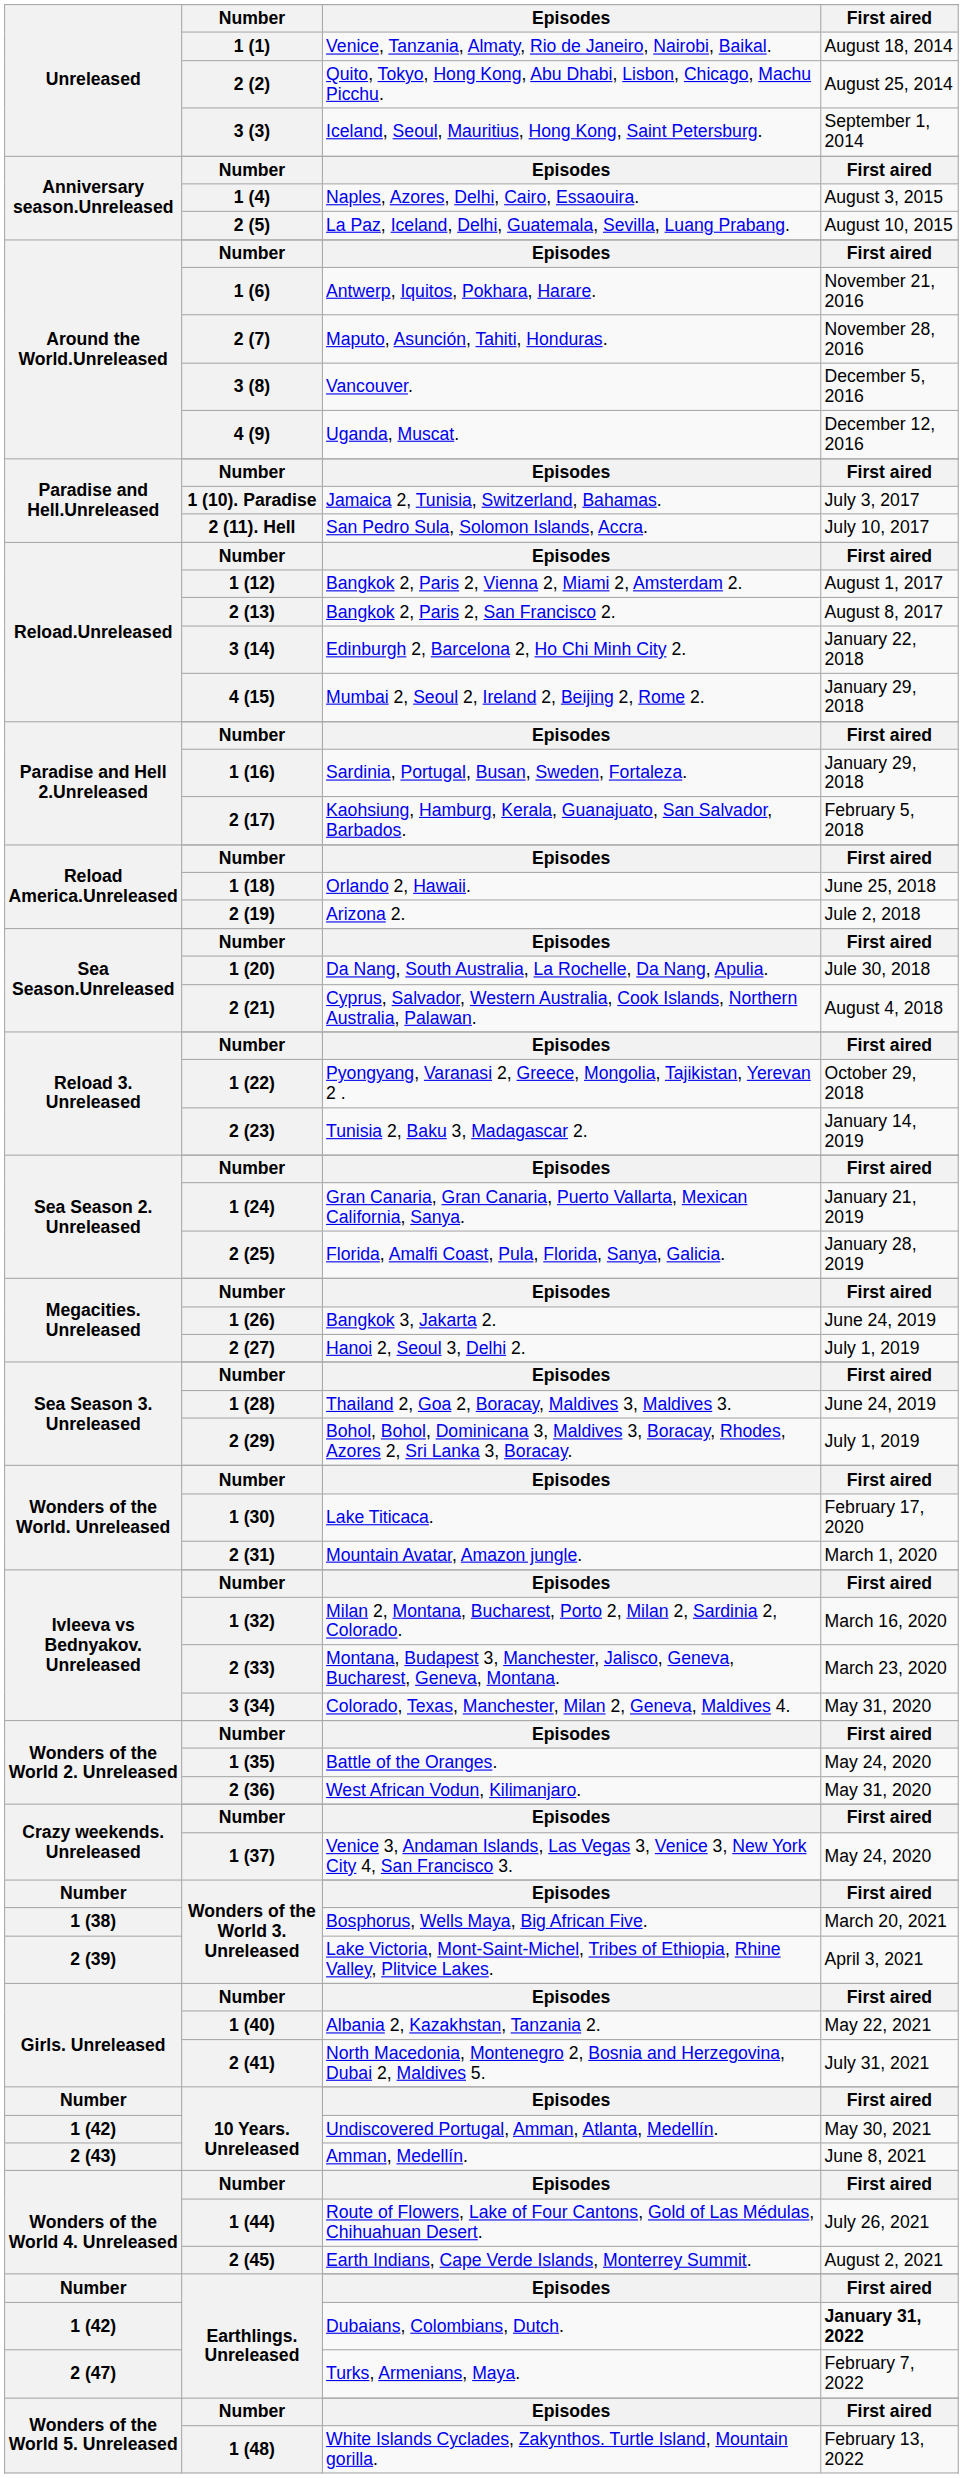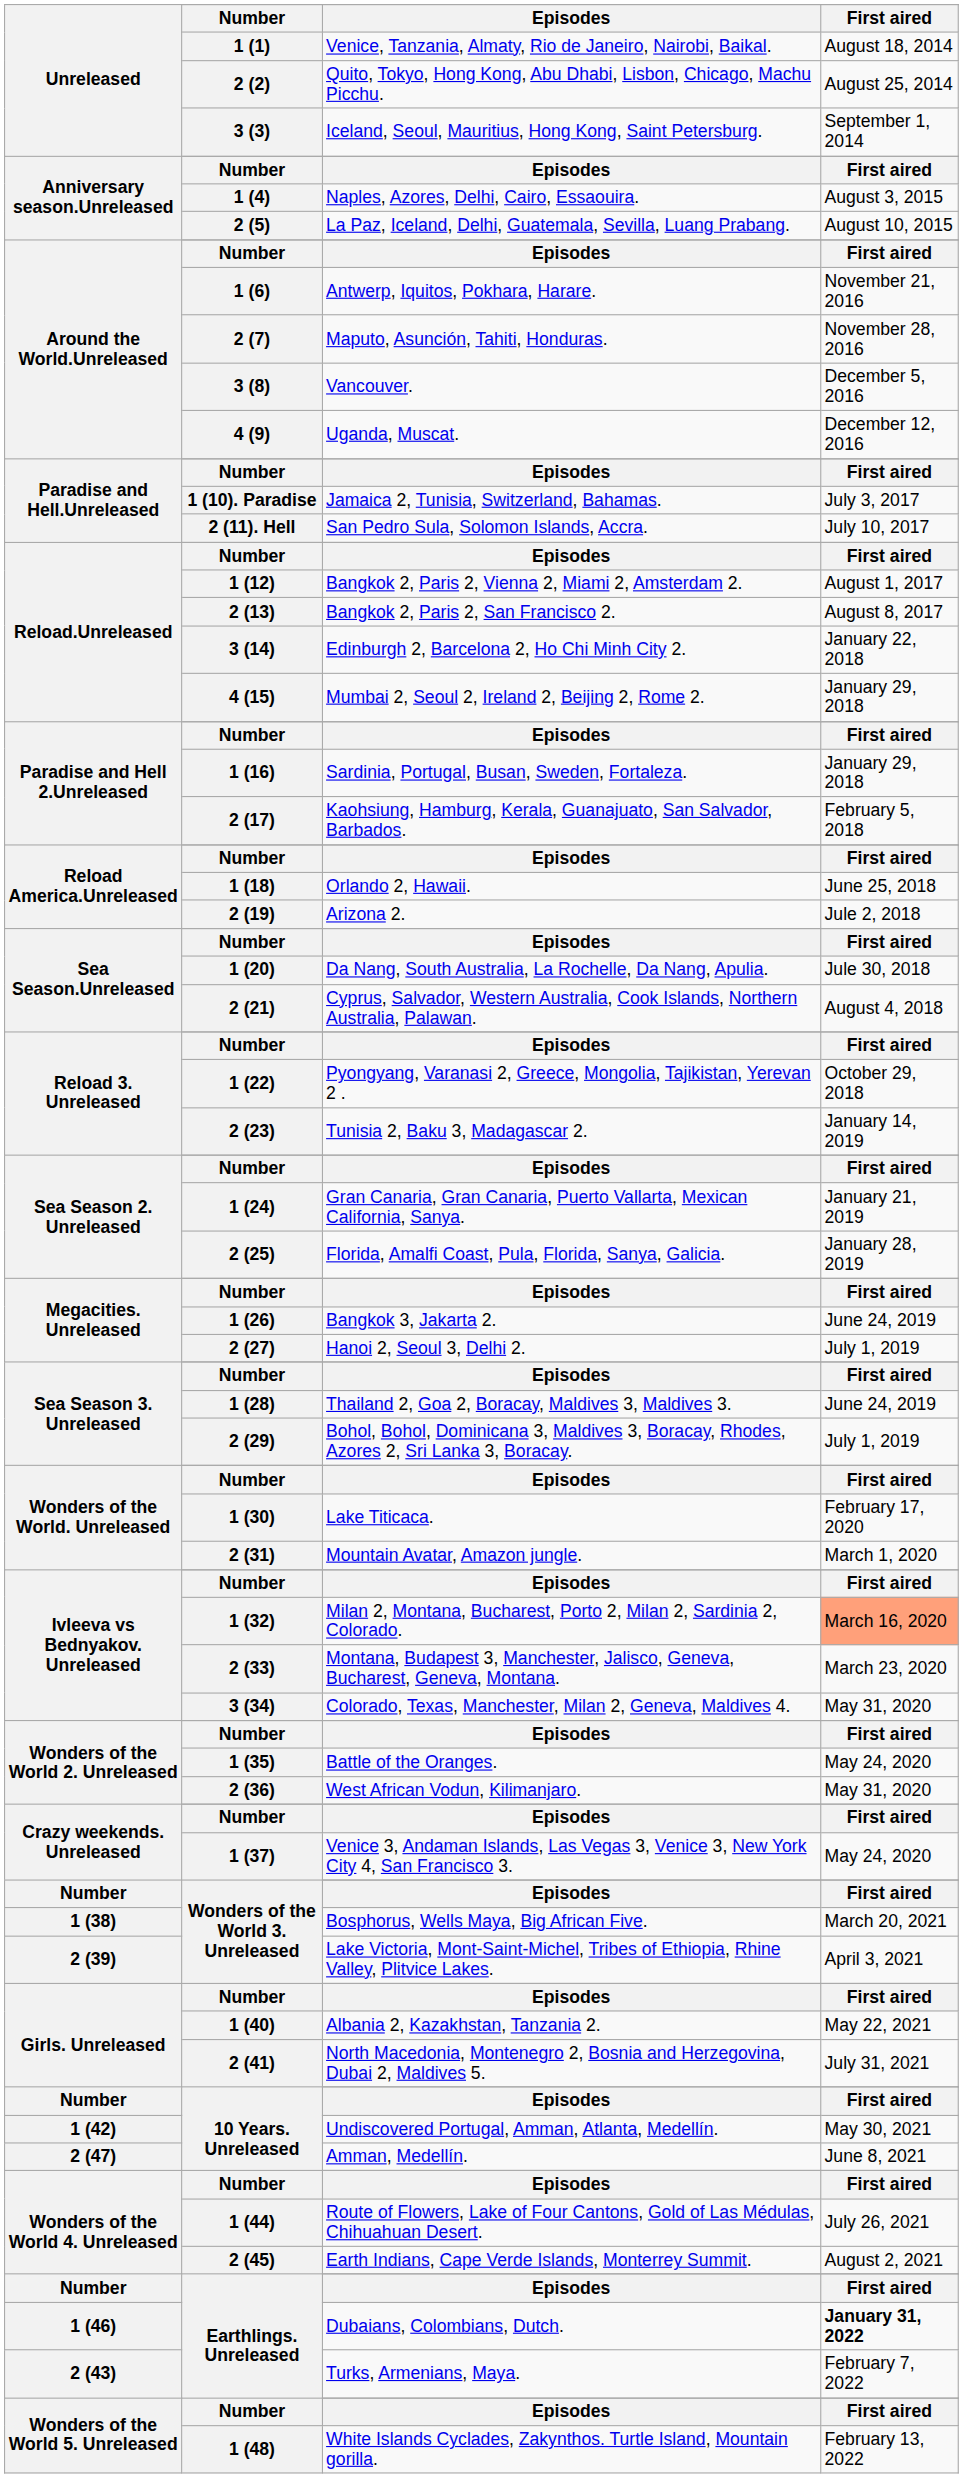(886, 1621) no background -> (886, 1621) lightsalmon background
(93, 2156) 2 (43) -> (93, 2156) 2 (47)
(93, 2325) 1 (42) -> (93, 2325) 1 (46)
(93, 2373) 2 (47) -> (93, 2373) 2 (43)
